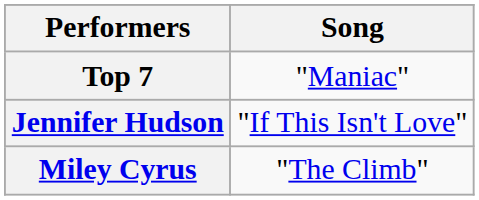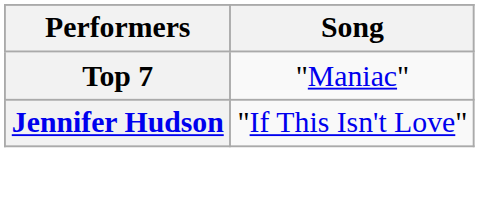- row: (118, 169)
